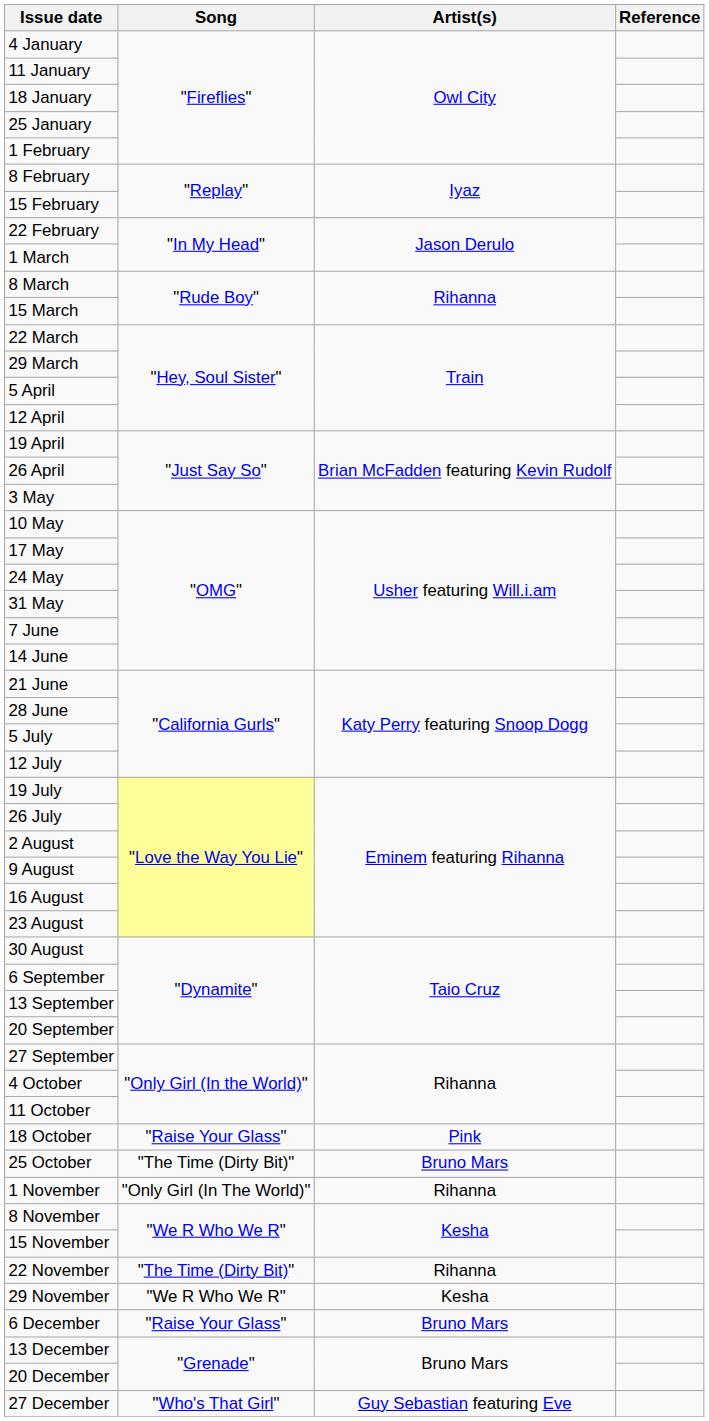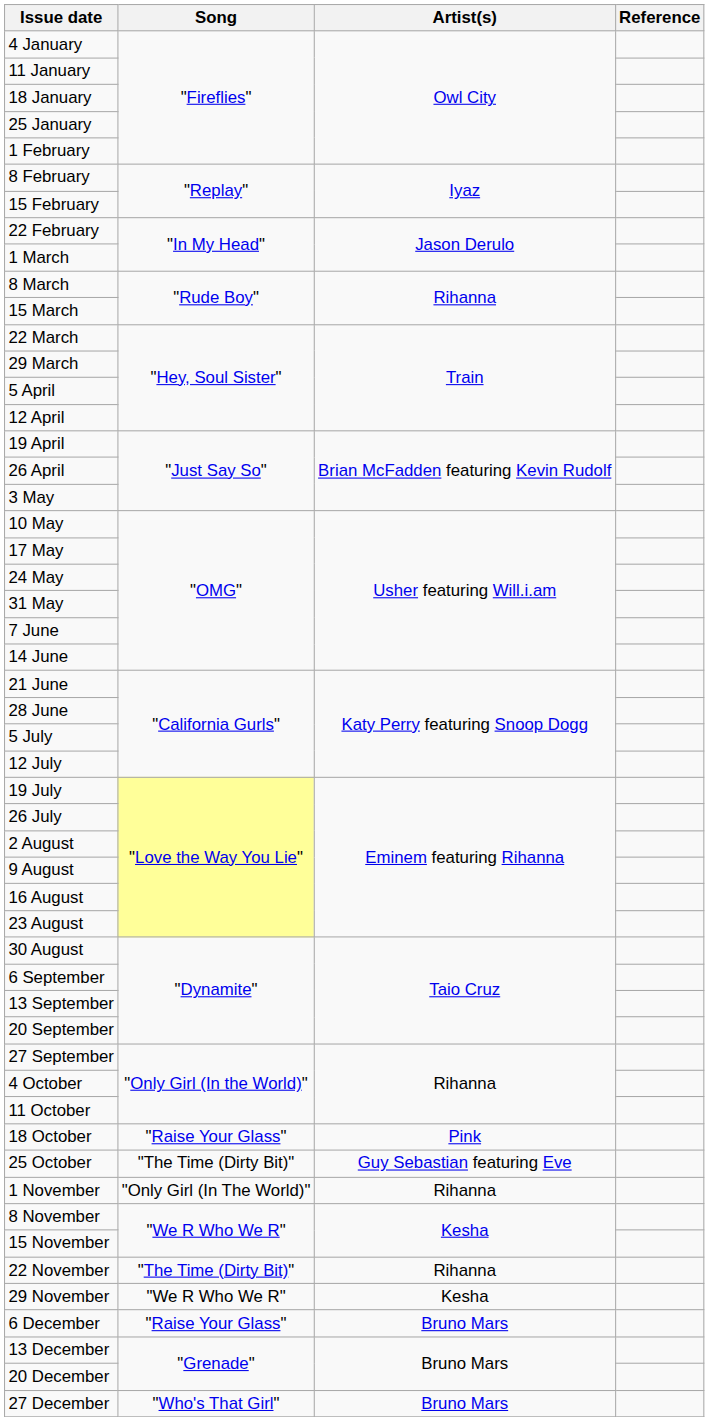(465, 1163) Bruno Mars -> (465, 1163) Guy Sebastian featuring Eve
(465, 1403) Guy Sebastian featuring Eve -> (465, 1403) Bruno Mars
